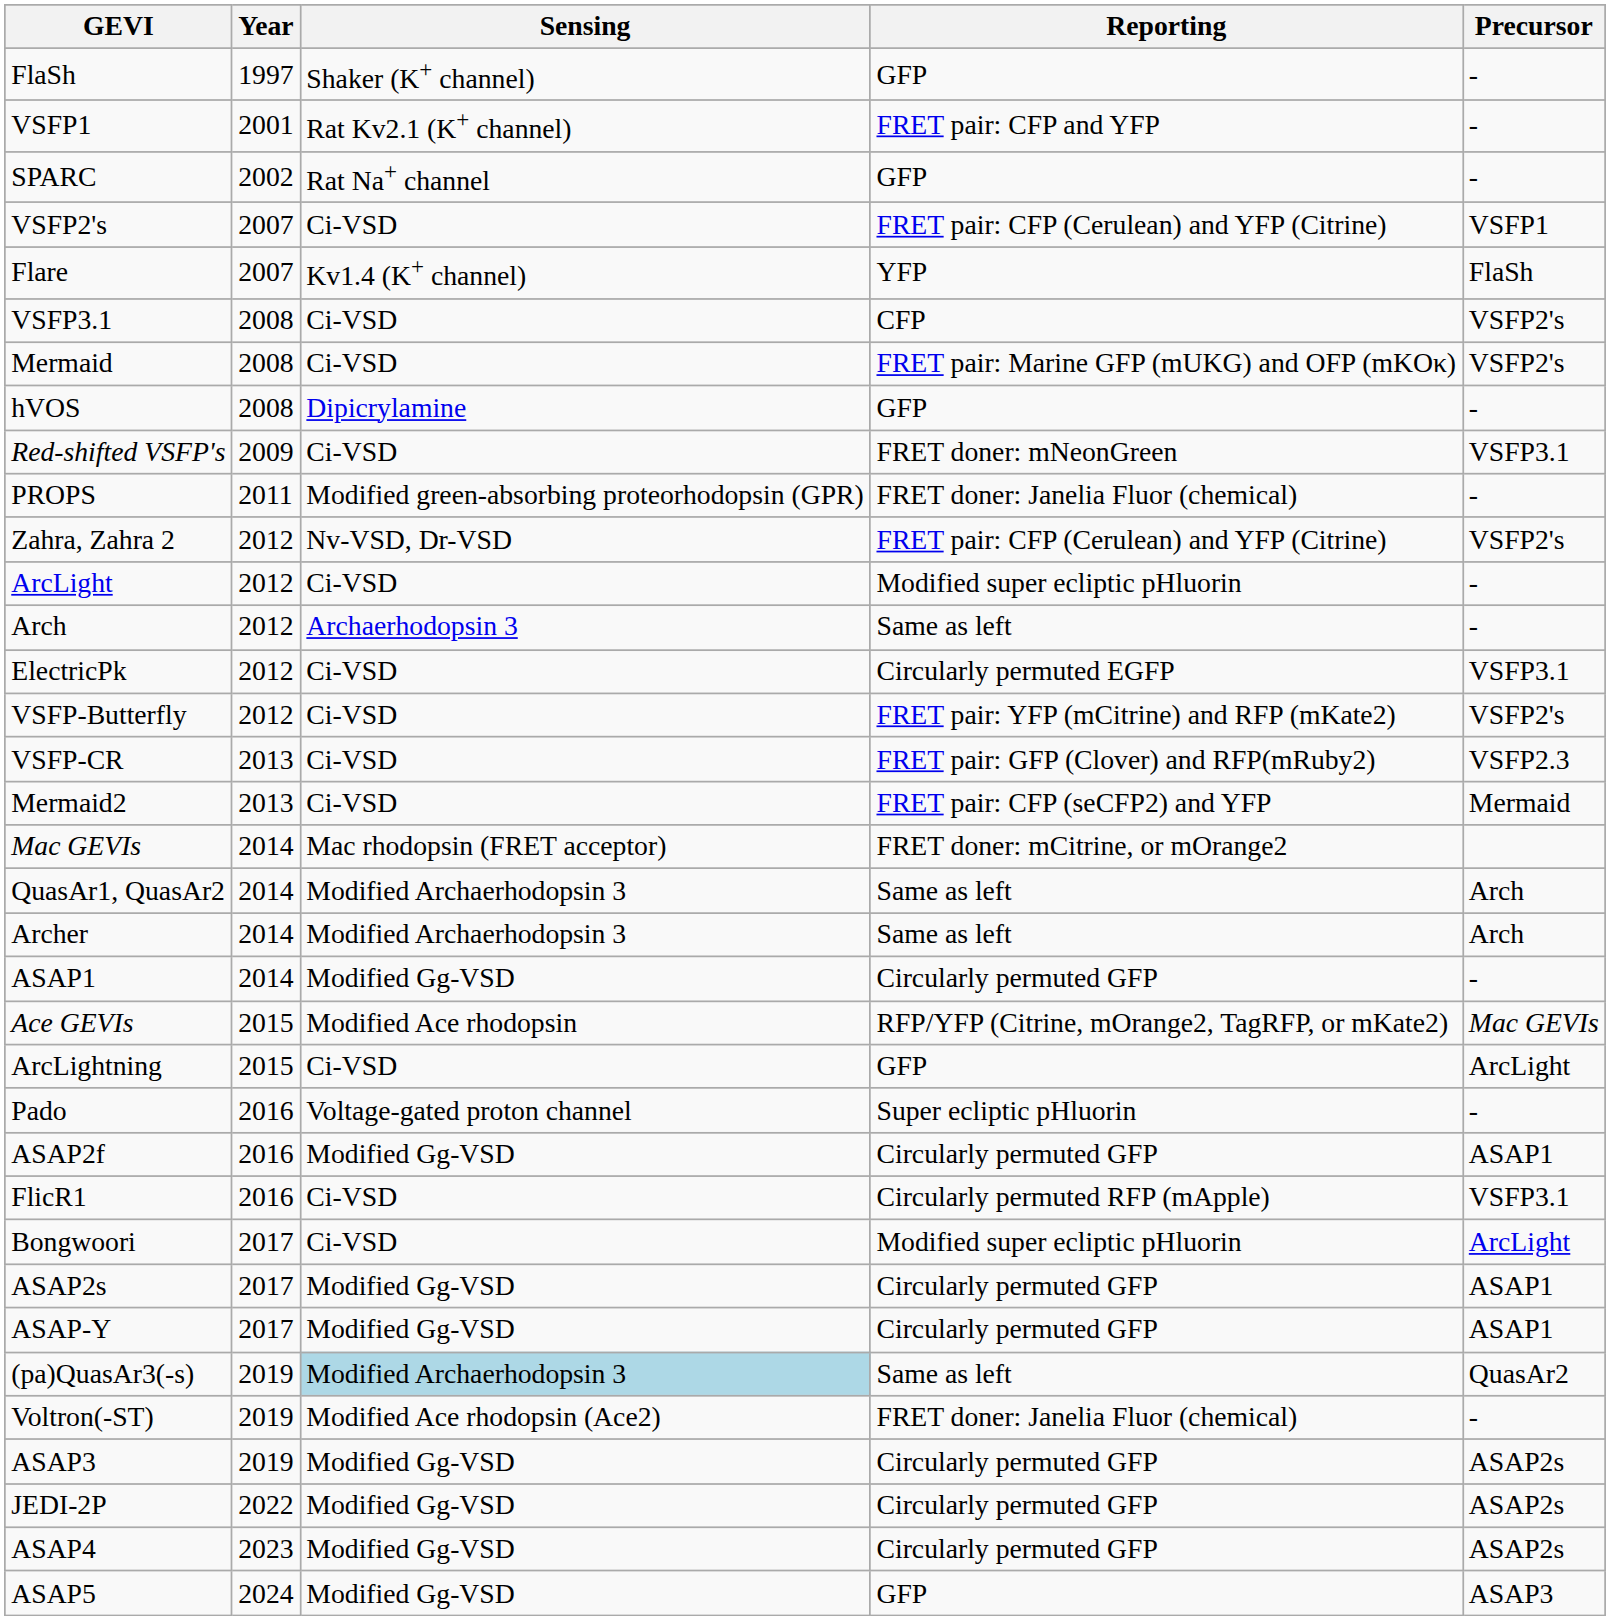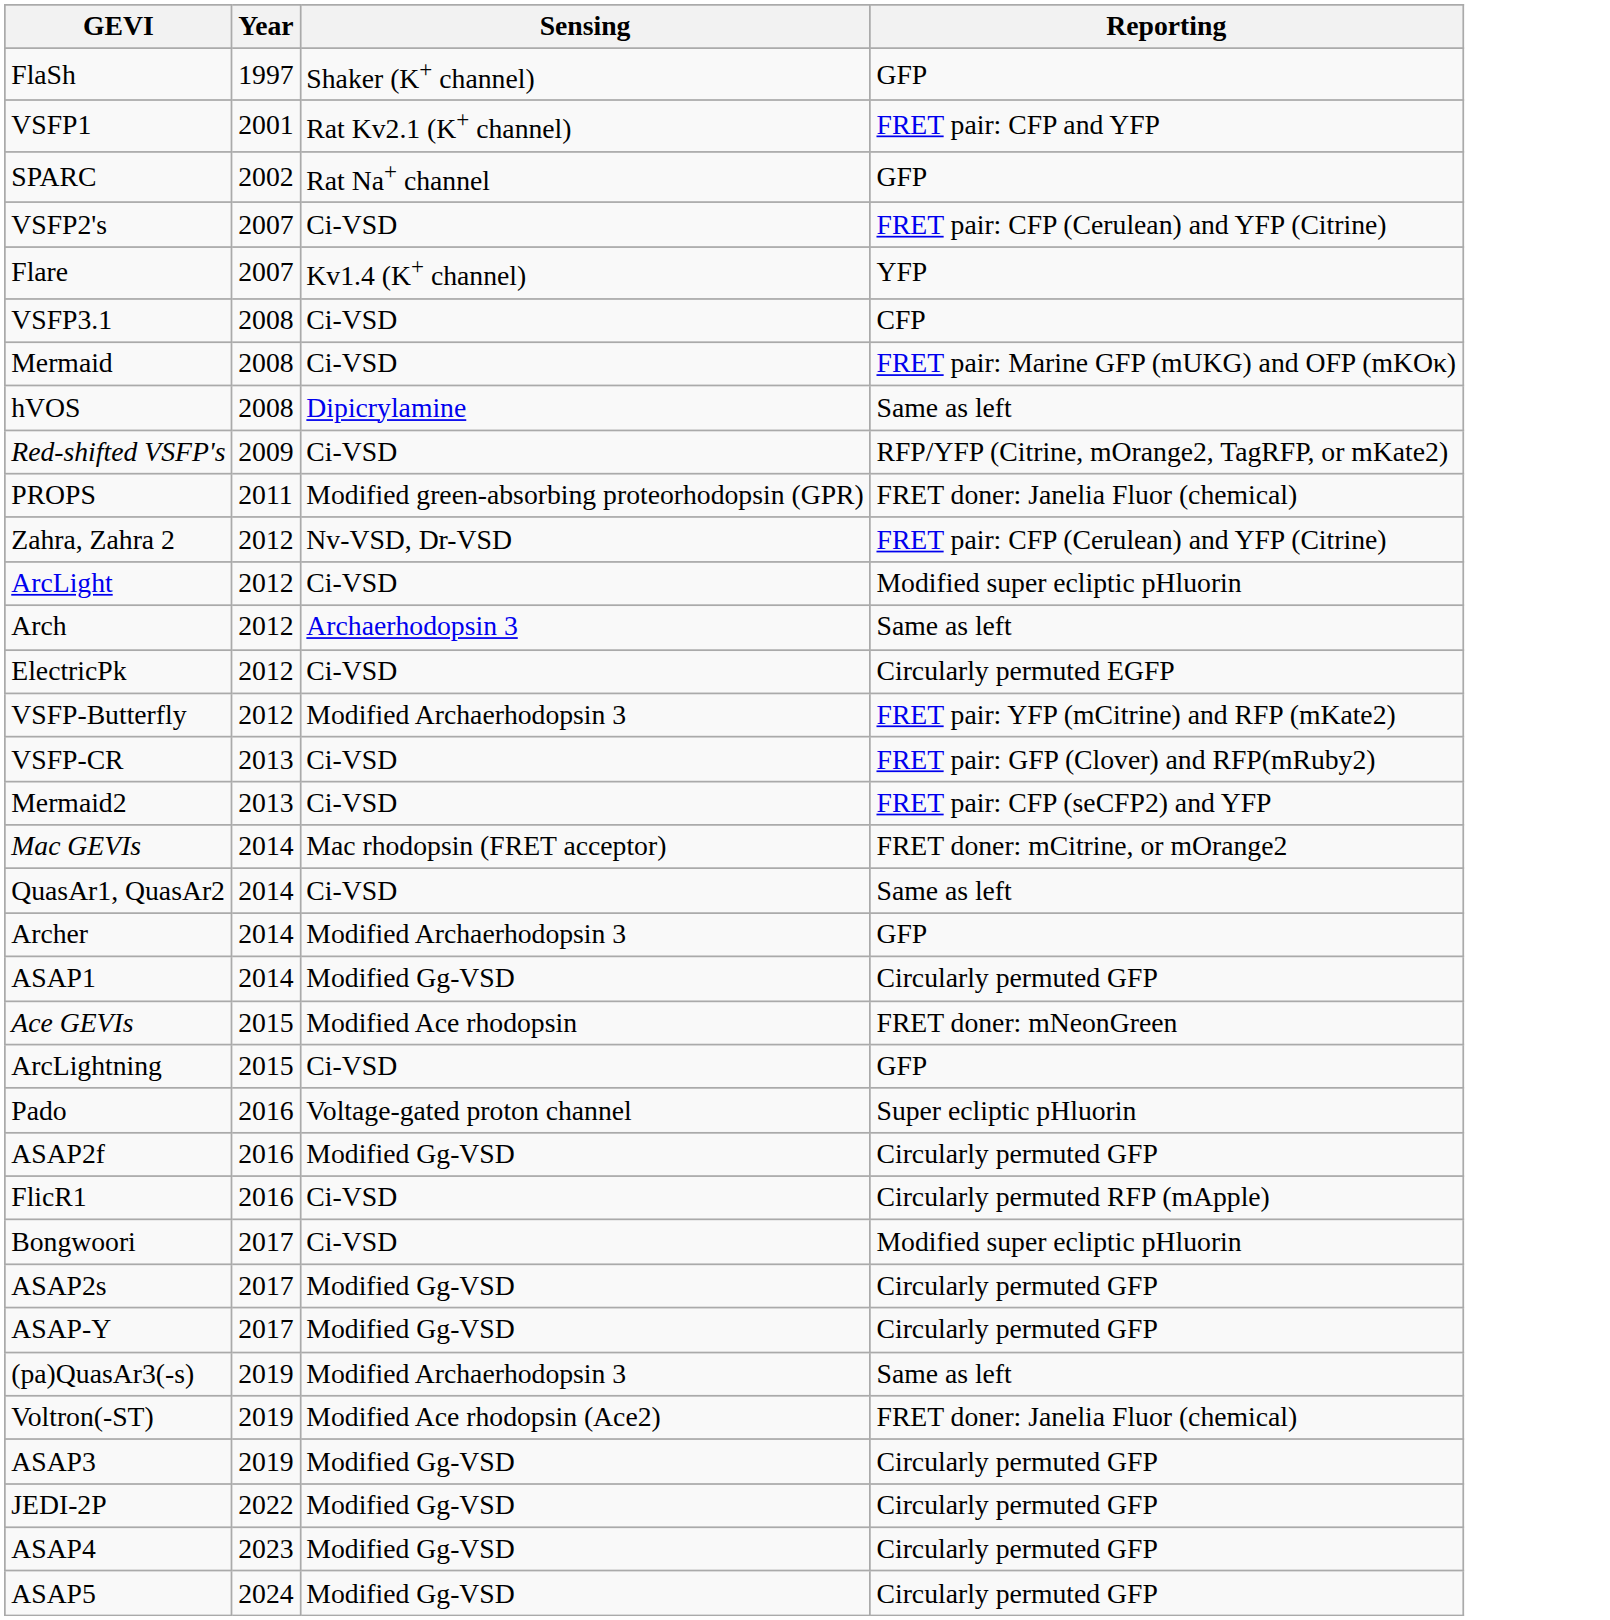- column: (1534, 26)
(902, 407) GFP -> (944, 407) Same as left
(1027, 451) FRET doner: mNeonGreen -> (1162, 451) RFP/YFP (Citrine, mOrange2, TagRFP, or mKate2)
(352, 714) Ci-VSD -> (466, 714) Modified Archaerhodopsin 3
(466, 890) Modified Archaerhodopsin 3 -> (352, 890) Ci-VSD
(944, 934) Same as left -> (902, 934) GFP
(1162, 1022) RFP/YFP (Citrine, mOrange2, TagRFP, or mKate2) -> (1027, 1022) FRET doner: mNeonGreen
(466, 1373) lightblue background -> (466, 1373) no background
(902, 1592) GFP -> (1017, 1592) Circularly permuted GFP
